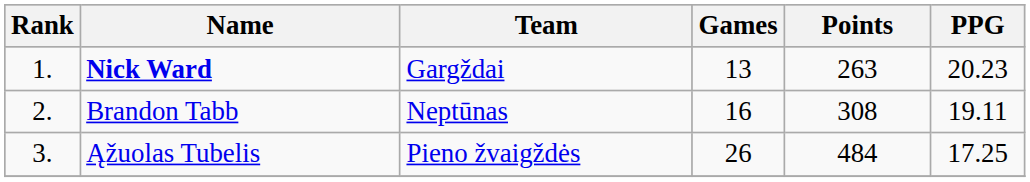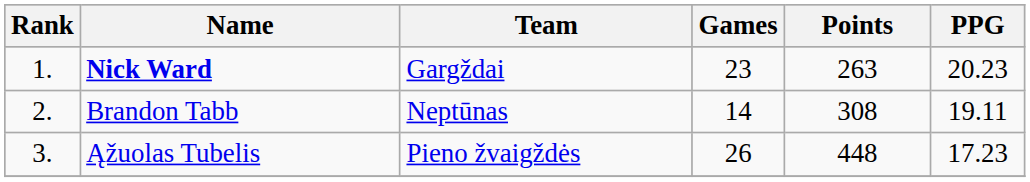(738, 68) 13 -> (738, 68) 23
(738, 111) 16 -> (738, 111) 14
(857, 153) 484 -> (857, 153) 448
(978, 153) 17.25 -> (978, 153) 17.23
